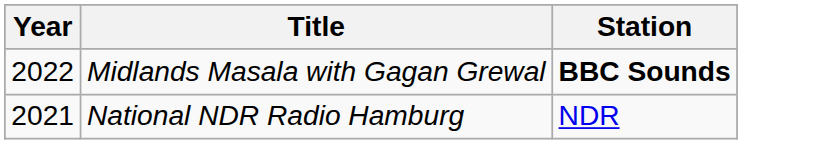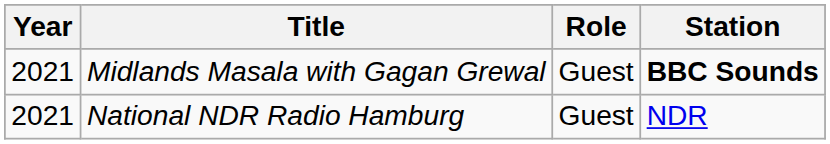+ column: (596, 26)
(43, 71) 2022 -> (43, 71) 2021
